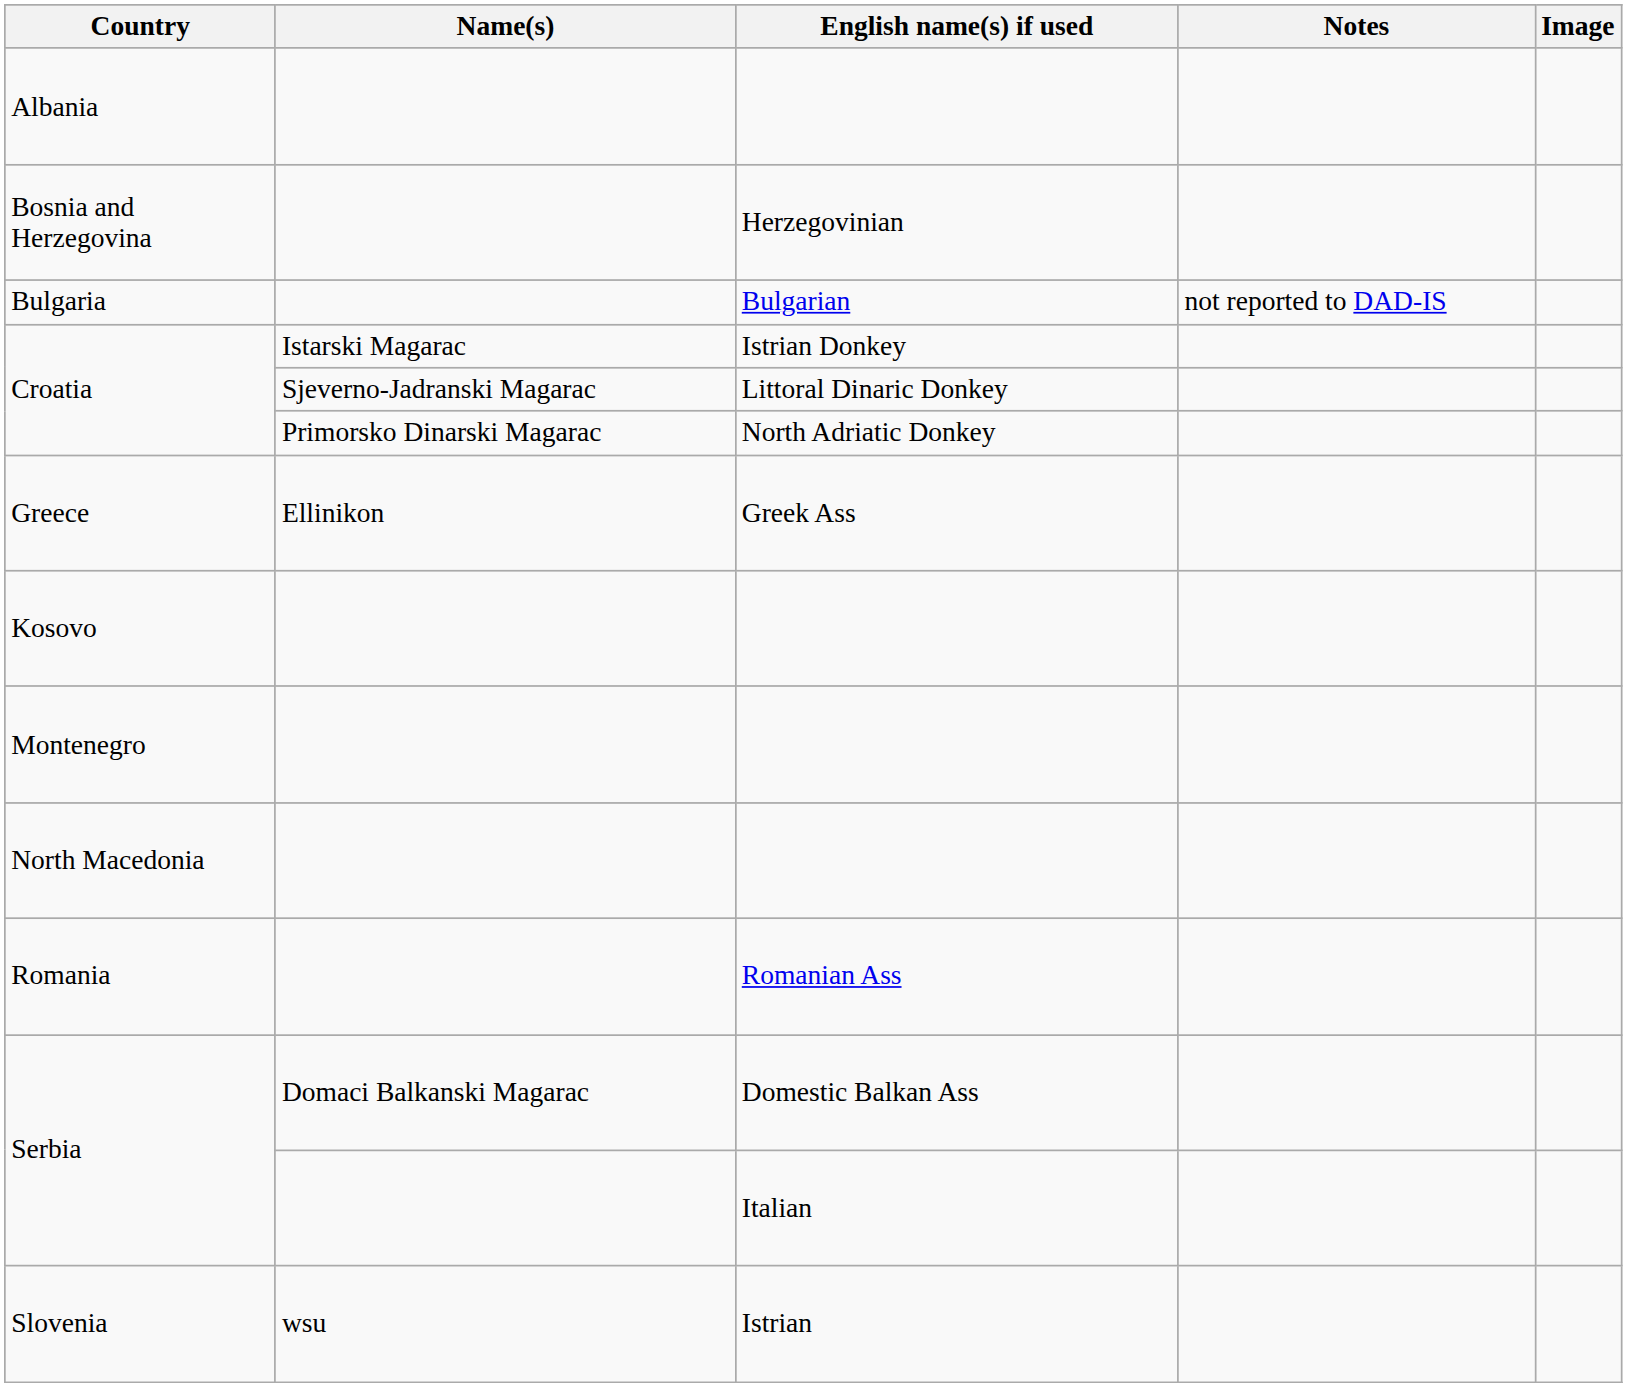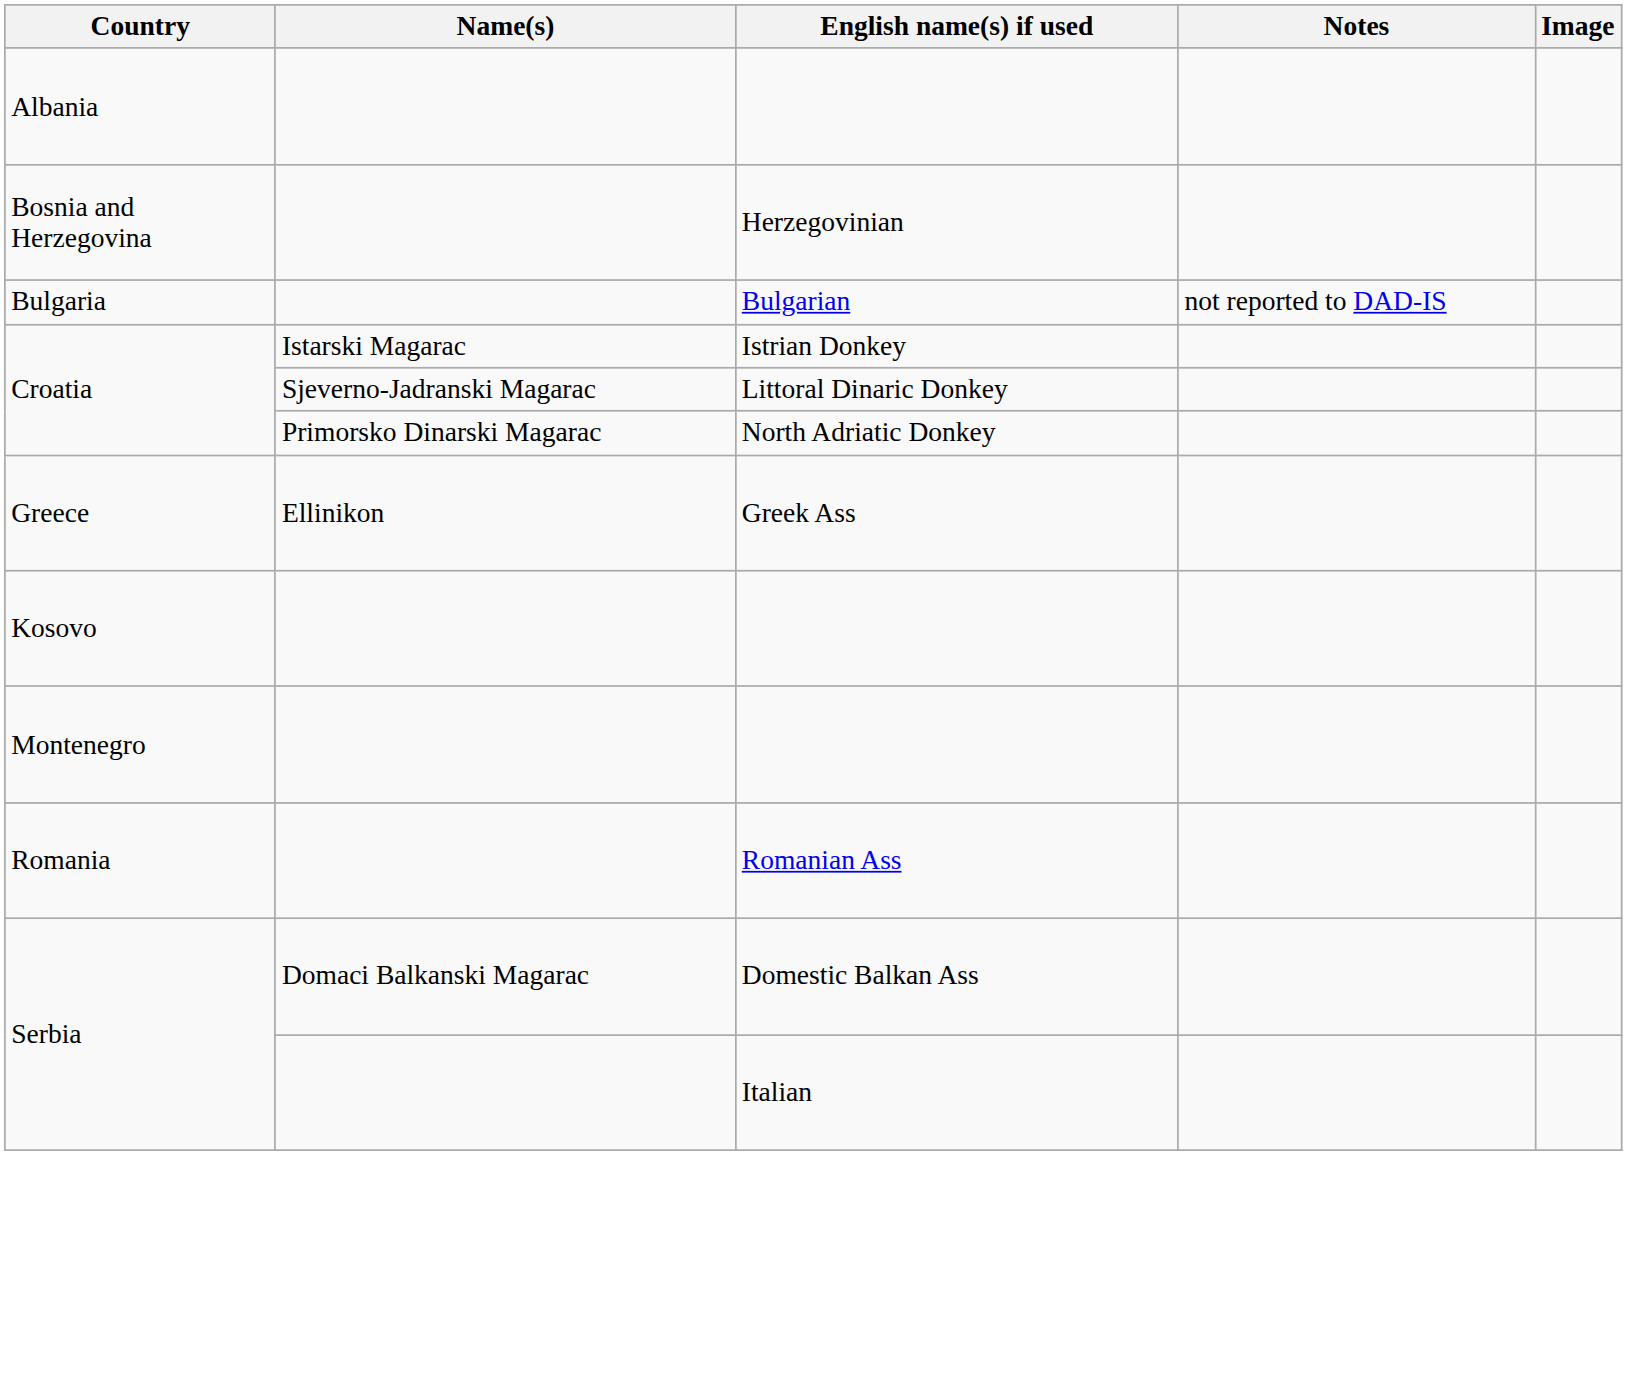- row: (108, 860)
- row: (59, 1323)
